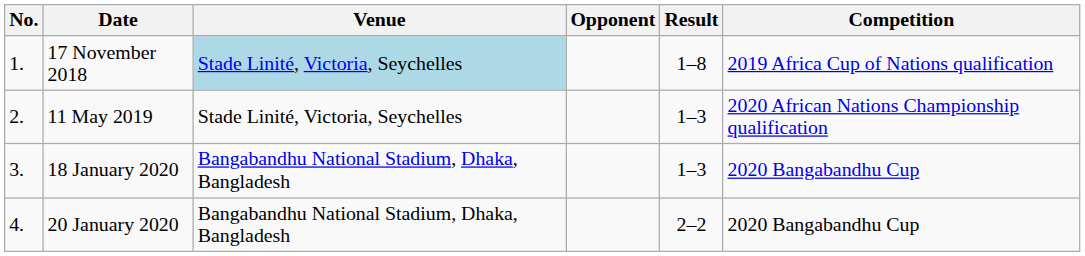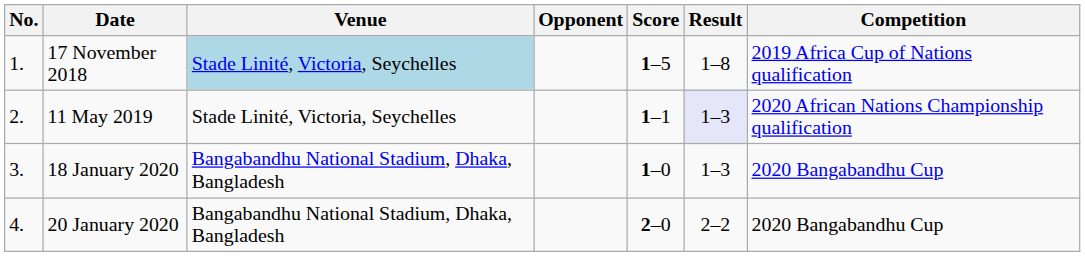+ column: (656, 20)
(691, 116) no background -> (715, 116) lavender background
